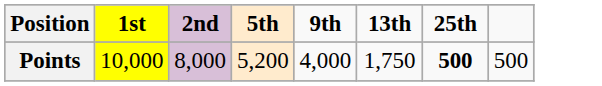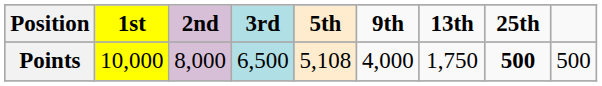+ column: (263, 23)
(263, 60) 5,200 -> (325, 60) 5,108
